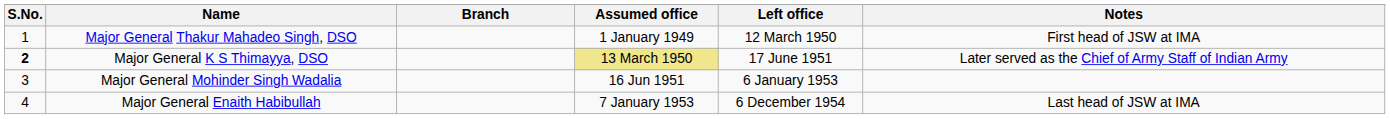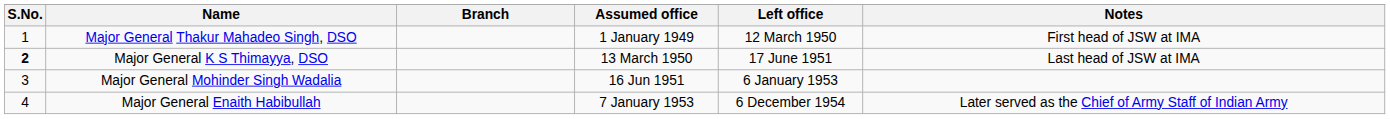(647, 59) khaki background -> (647, 59) no background
(1124, 59) Later served as the Chief of Army Staff of Indian Army -> (1124, 59) Last head of JSW at IMA
(1124, 102) Last head of JSW at IMA -> (1124, 102) Later served as the Chief of Army Staff of Indian Army
